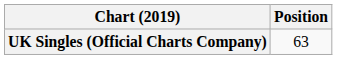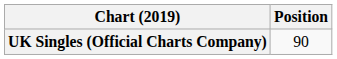(301, 41) 63 -> (301, 41) 90
